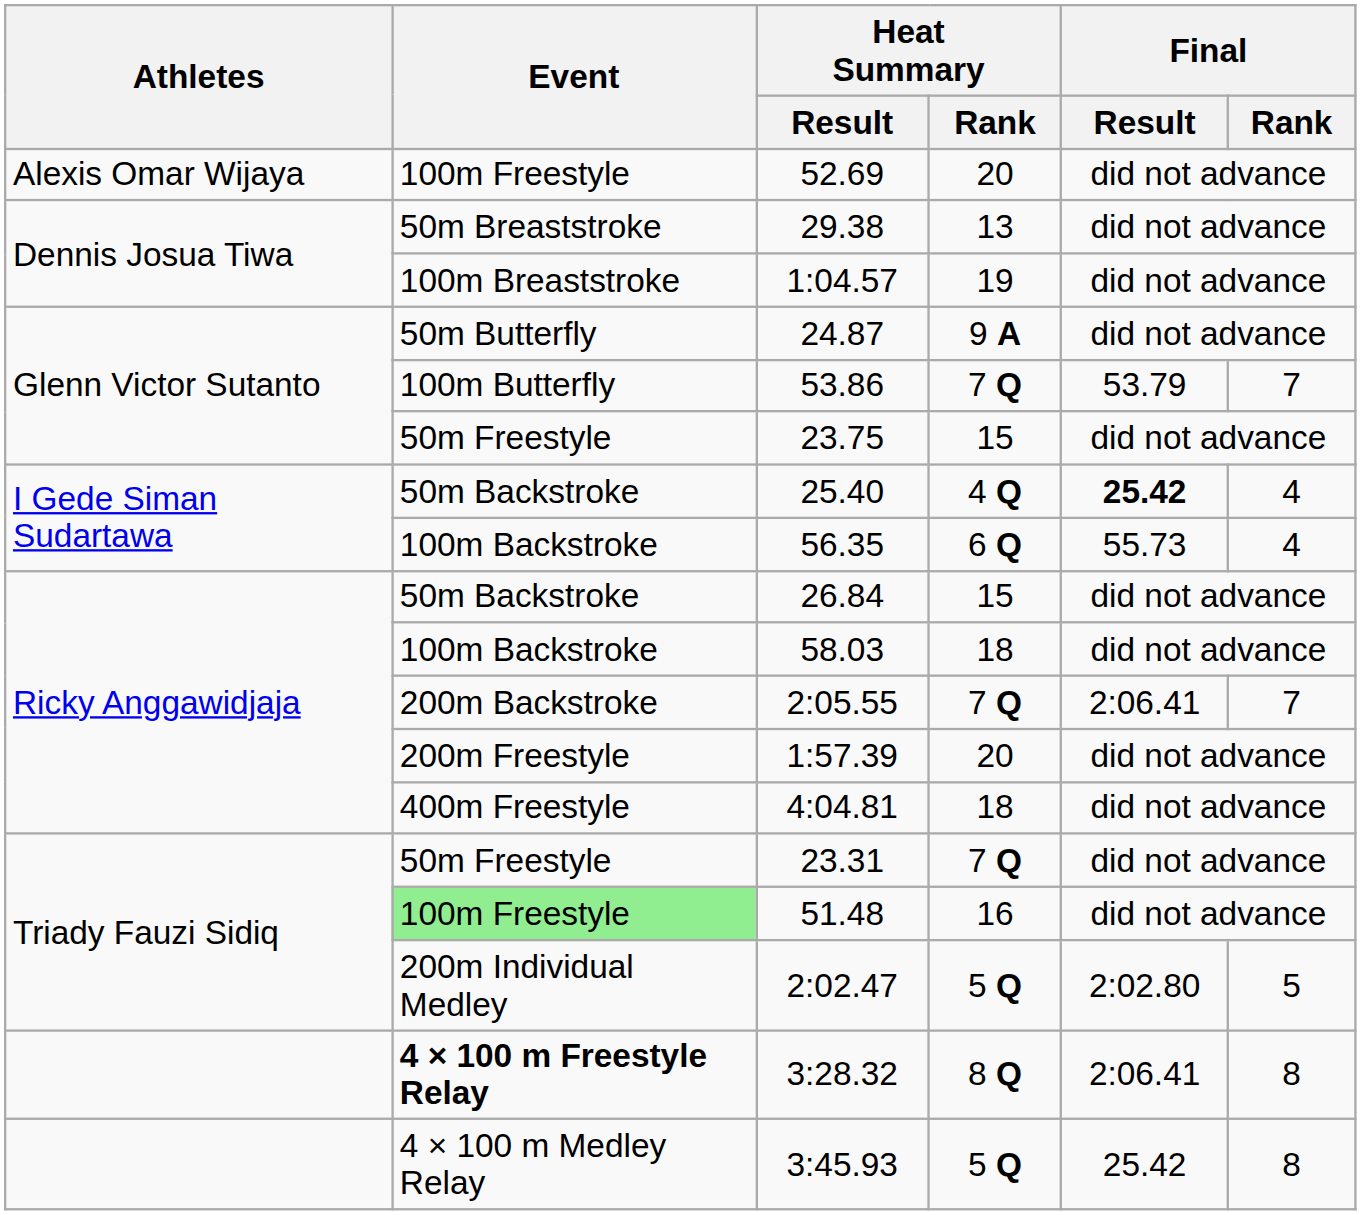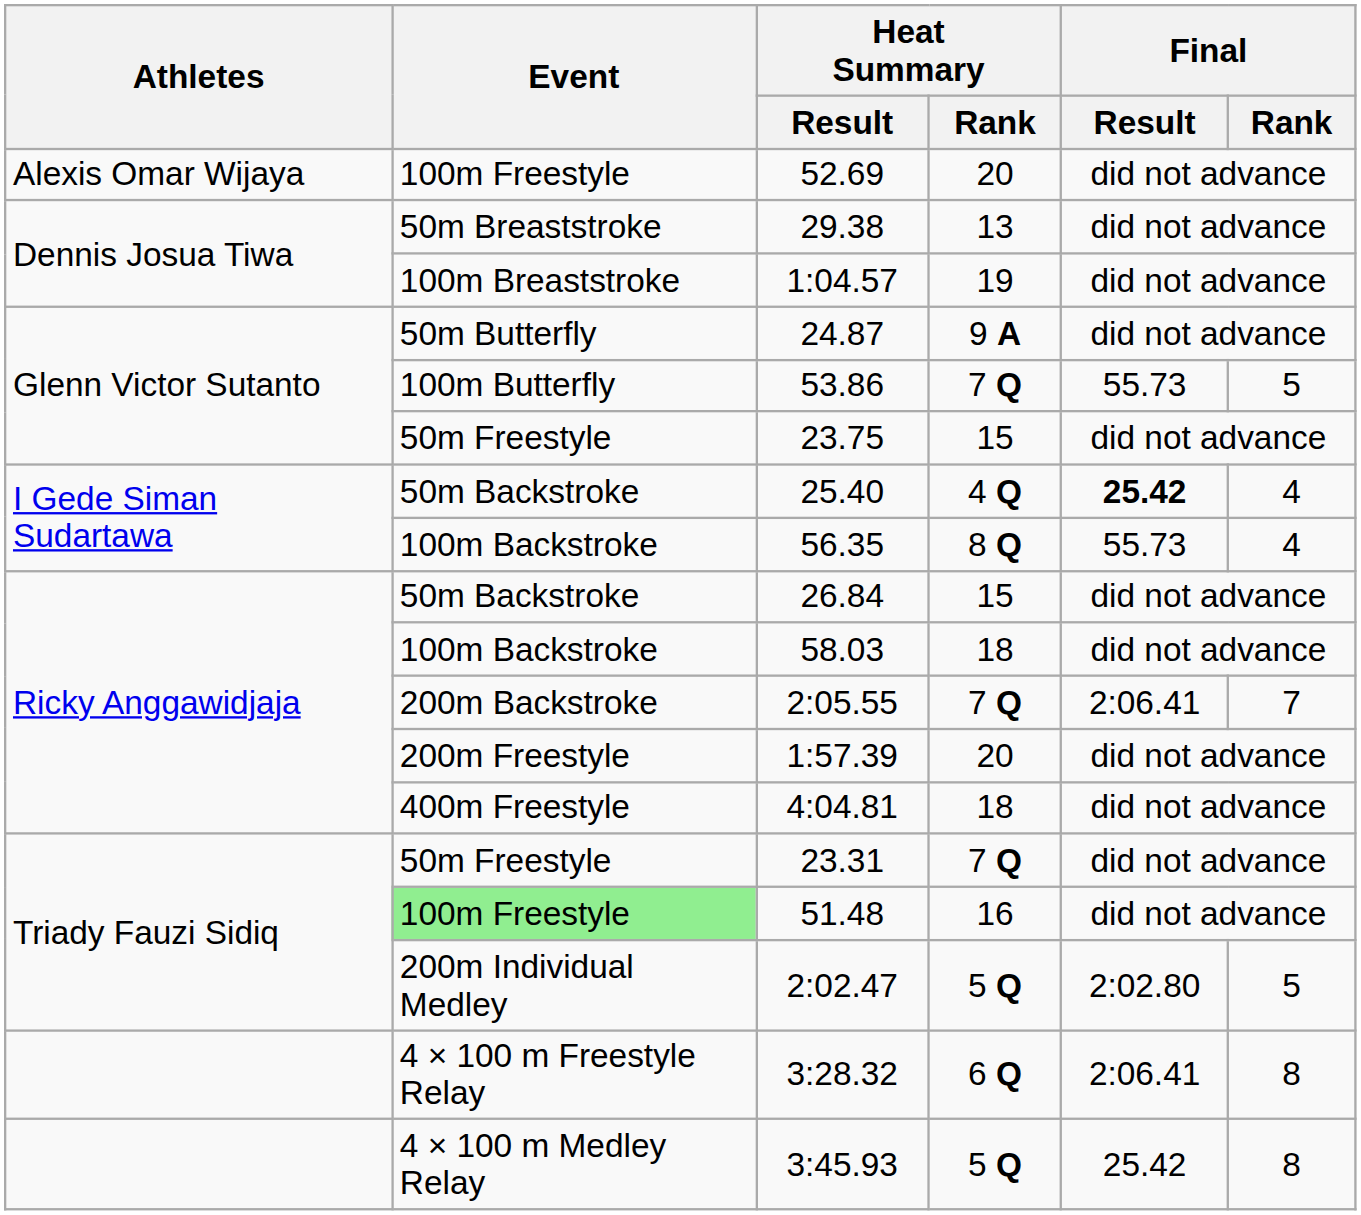(1145, 386) 53.79 -> (1145, 386) 55.73
(1292, 386) 7 -> (1292, 386) 5
(995, 544) 6 Q -> (995, 544) 8 Q
(553, 1075) bold -> (548, 1075) normal
(995, 1075) 8 Q -> (995, 1075) 6 Q
